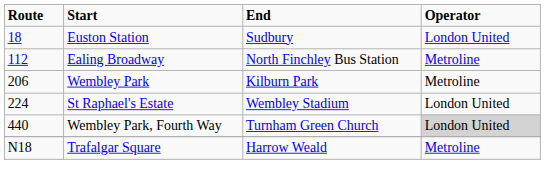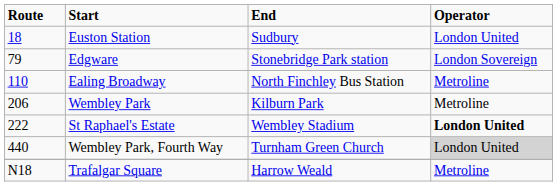+ row: (93, 59)
(18, 59) 112 -> (18, 81) 110
(18, 103) 224 -> (18, 125) 222
(467, 103) normal -> (479, 125) bold
